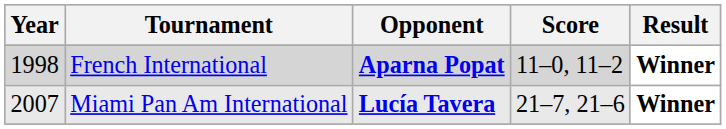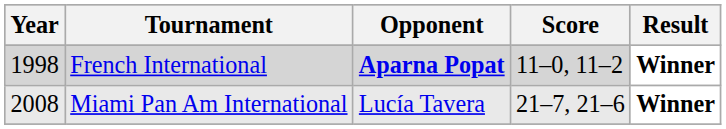(35, 104) 2007 -> (35, 104) 2008
(427, 104) bold -> (422, 104) normal
